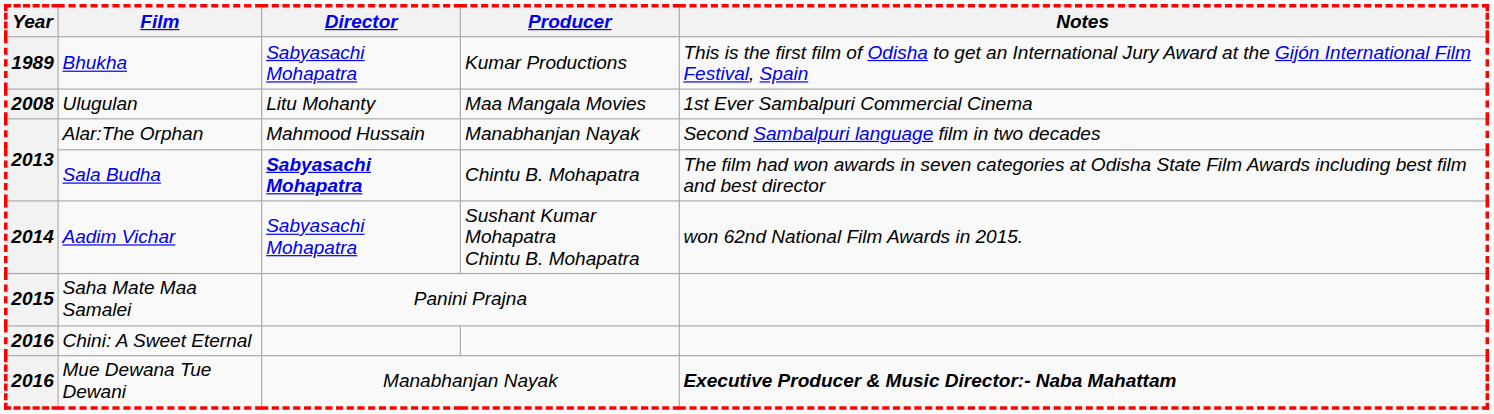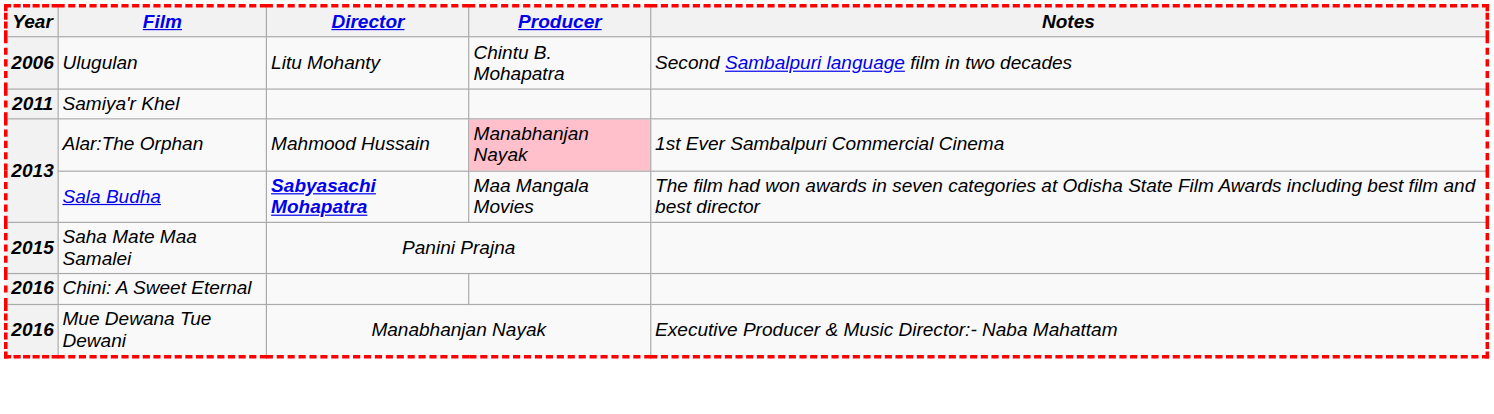- row: (95, 62)
(33, 103) 2008 -> (33, 62) 2006
(556, 103) Maa Mangala Movies -> (519, 62) Chintu B. Mohapatra
(858, 103) 1st Ever Sambalpuri Commercial Cinema -> (864, 62) Second Sambalpuri language film in two decades
+ row: (121, 103)
(552, 133) no background -> (531, 144) pink background
(892, 133) Second Sambalpuri language film in two decades -> (830, 144) 1st Ever Sambalpuri Commercial Cinema
(552, 174) Chintu B. Mohapatra -> (531, 196) Maa Mangala Movies
- row: (119, 237)
(930, 381) bold -> (886, 329) normal
